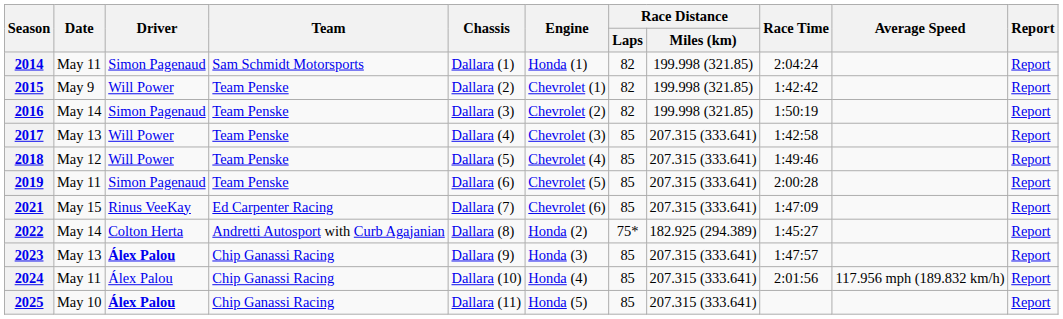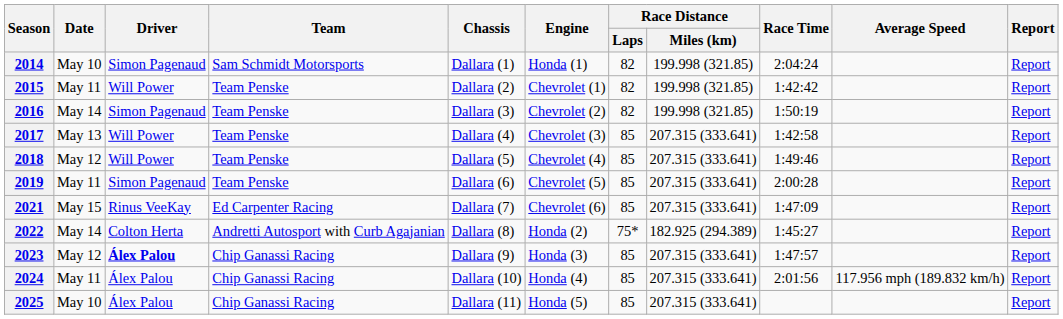(79, 64) May 11 -> (79, 64) May 10
(76, 88) May 9 -> (79, 88) May 11
(79, 254) May 13 -> (79, 254) May 12
(142, 302) bold -> (140, 302) normal
